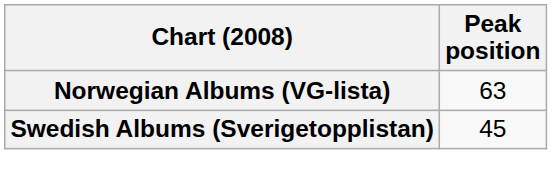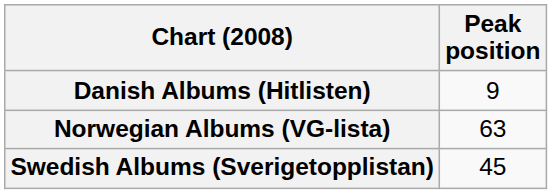+ row: (222, 90)
